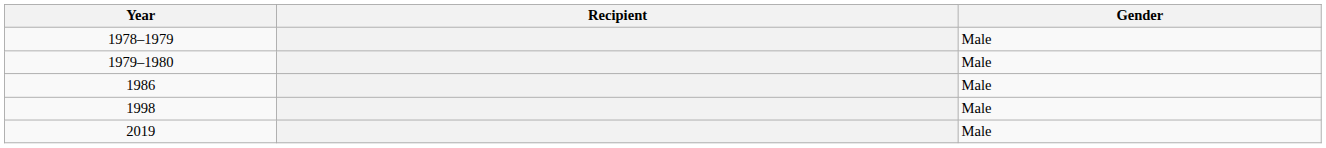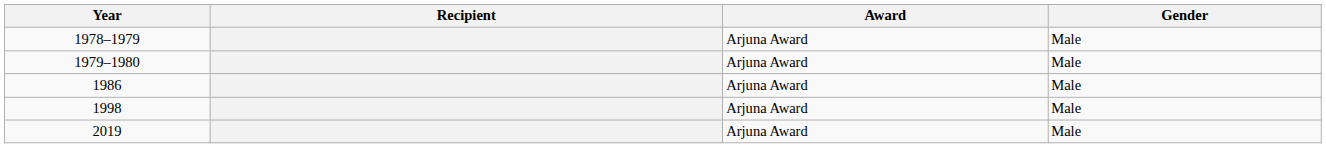+ column: (885, 16)
